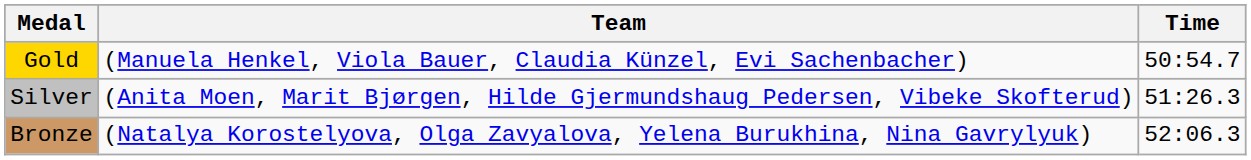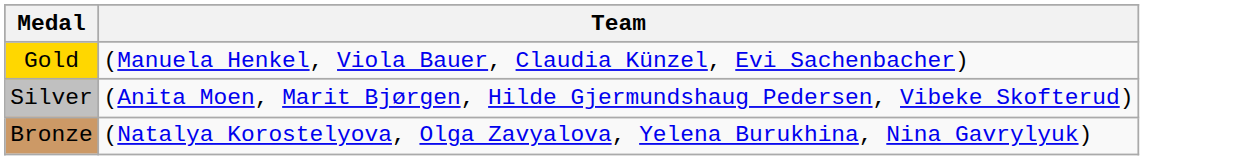- column: (1192, 24)
